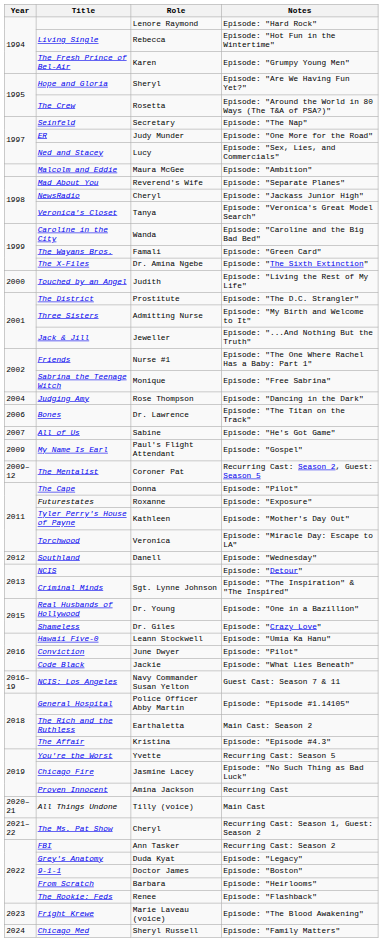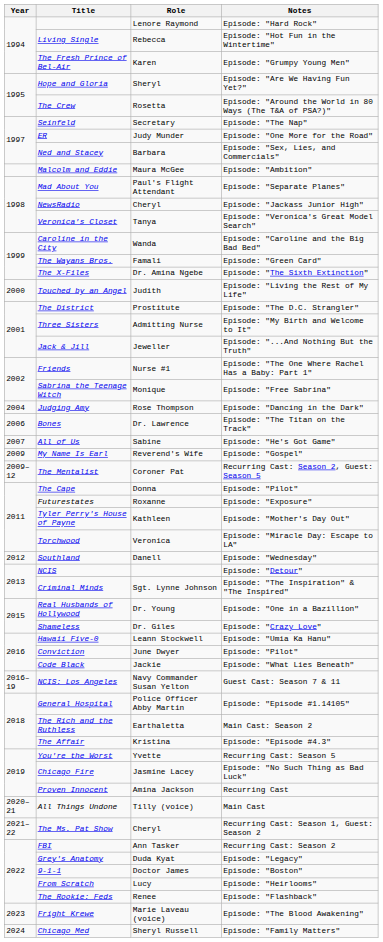(142, 153) Lucy -> (149, 153) Barbara
(168, 183) Reverend's Wife -> (163, 187) Paul's Flight Attendant
(163, 450) Paul's Flight Attendant -> (168, 454) Reverend's Wife
(149, 884) Barbara -> (142, 884) Lucy
